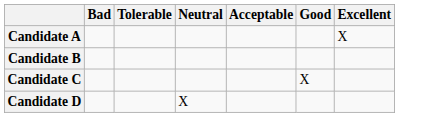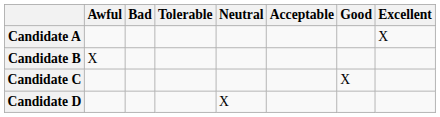+ column: (105, 15)
